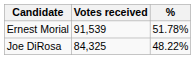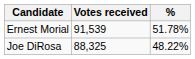(90, 46) 84,325 -> (90, 46) 88,325
